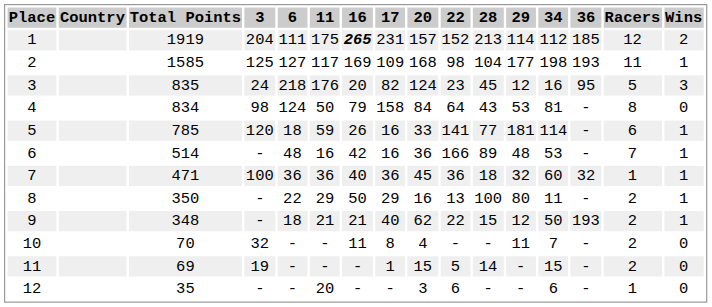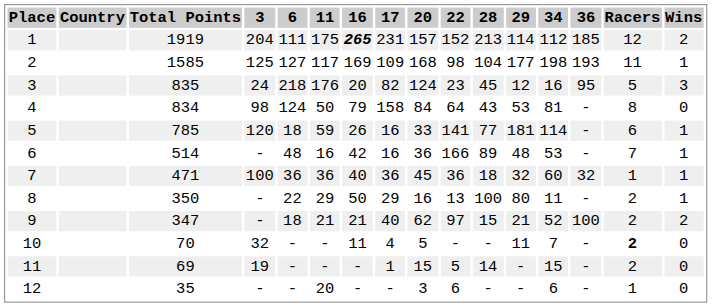(185, 221) 348 -> (185, 221) 347
(455, 221) 22 -> (455, 221) 97
(521, 221) 12 -> (521, 221) 21
(553, 221) 50 -> (553, 221) 52
(586, 221) 193 -> (586, 221) 100
(684, 221) 1 -> (684, 221) 2
(390, 244) 8 -> (390, 244) 4
(423, 244) 4 -> (423, 244) 5
(632, 244) normal -> (632, 244) bold
